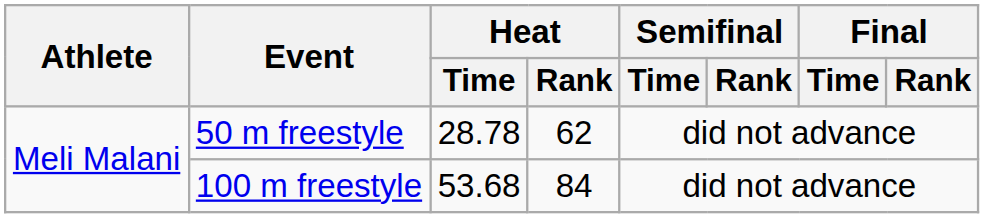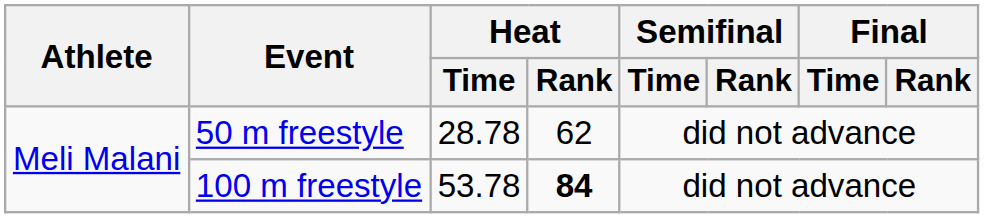(479, 186) 53.68 -> (479, 186) 53.78
(574, 186) normal -> (574, 186) bold
